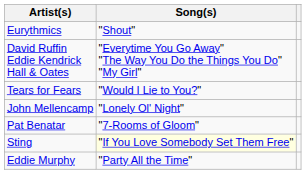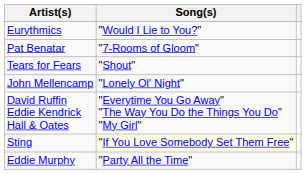(117, 30) "Shout" -> (150, 30) "Would I Lie to You?"
rows swapped: (44, 60) <-> (36, 125)
(150, 90) "Would I Lie to You?" -> (117, 65) "Shout"
